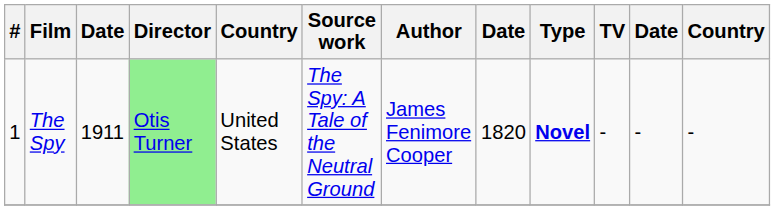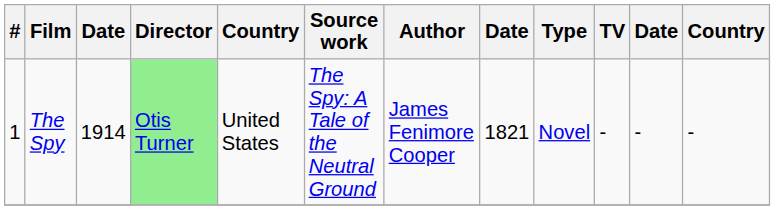(102, 131) 1911 -> (103, 131) 1914
(503, 131) 1820 -> (507, 131) 1821
(563, 131) bold -> (564, 131) normal
